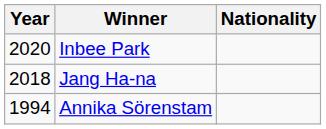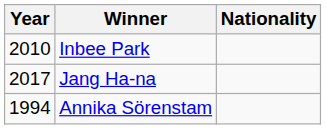(30, 49) 2020 -> (30, 49) 2010
(30, 78) 2018 -> (30, 78) 2017
